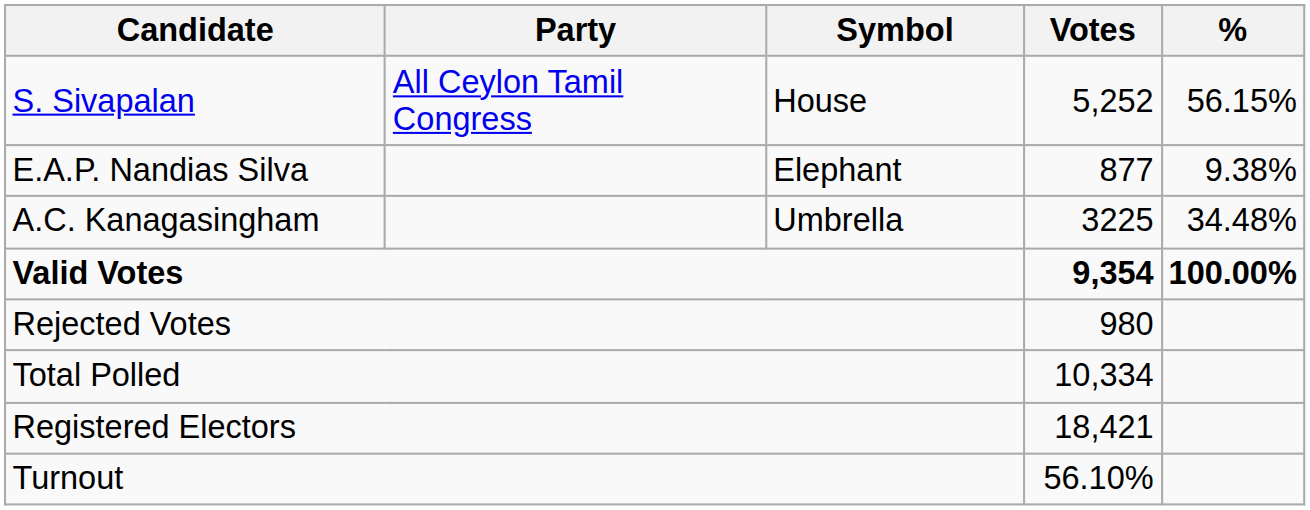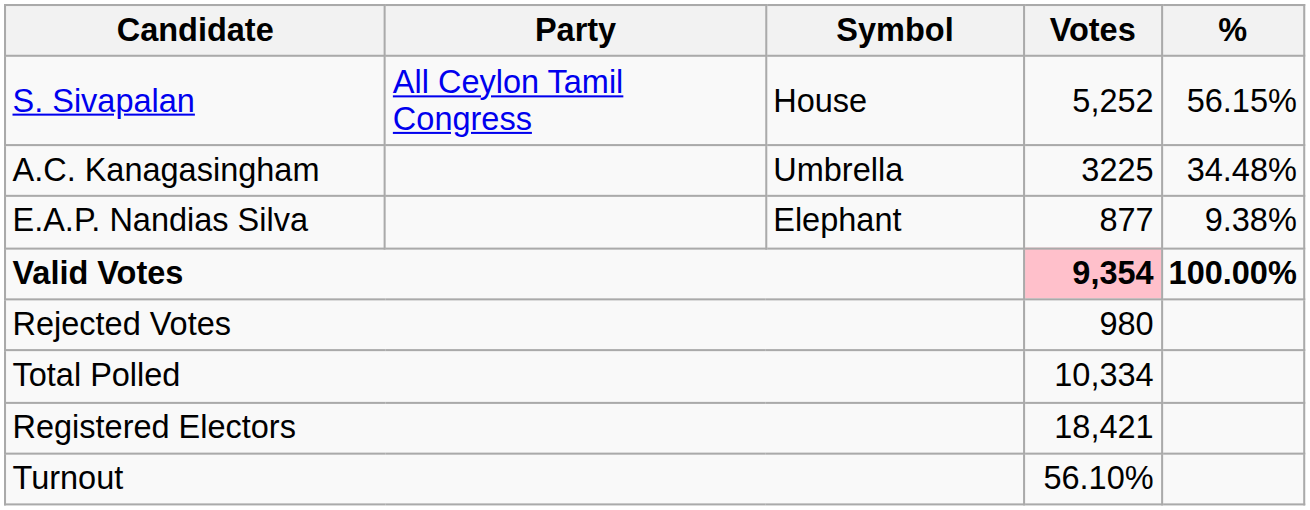rows swapped: (166, 221) <-> (160, 169)
(1113, 272) no background -> (1113, 272) pink background
